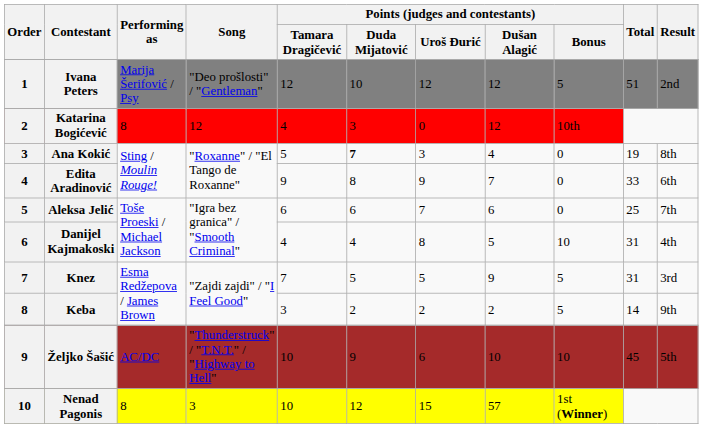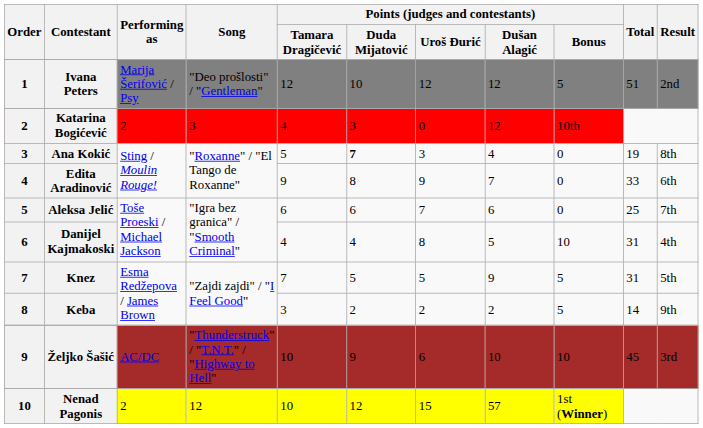(123, 125) 8 -> (123, 125) 2
(196, 125) 12 -> (192, 125) 3
(669, 277) 3rd -> (668, 277) 5th
(668, 357) 5th -> (669, 357) 3rd
(123, 406) 8 -> (123, 406) 2
(192, 406) 3 -> (196, 406) 12
